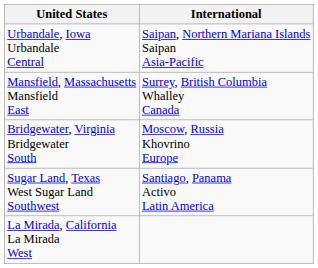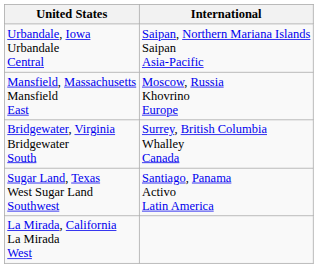(204, 96) Surrey, British Columbia Whalley Canada -> (183, 96) Moscow, Russia Khovrino Europe
(183, 143) Moscow, Russia Khovrino Europe -> (204, 143) Surrey, British Columbia Whalley Canada
